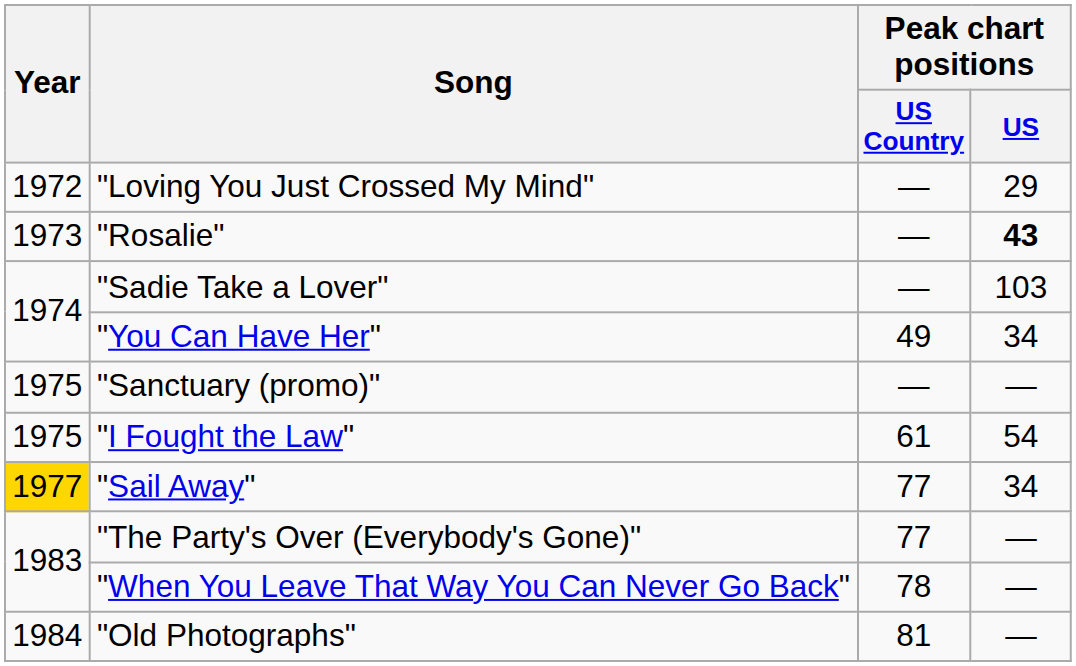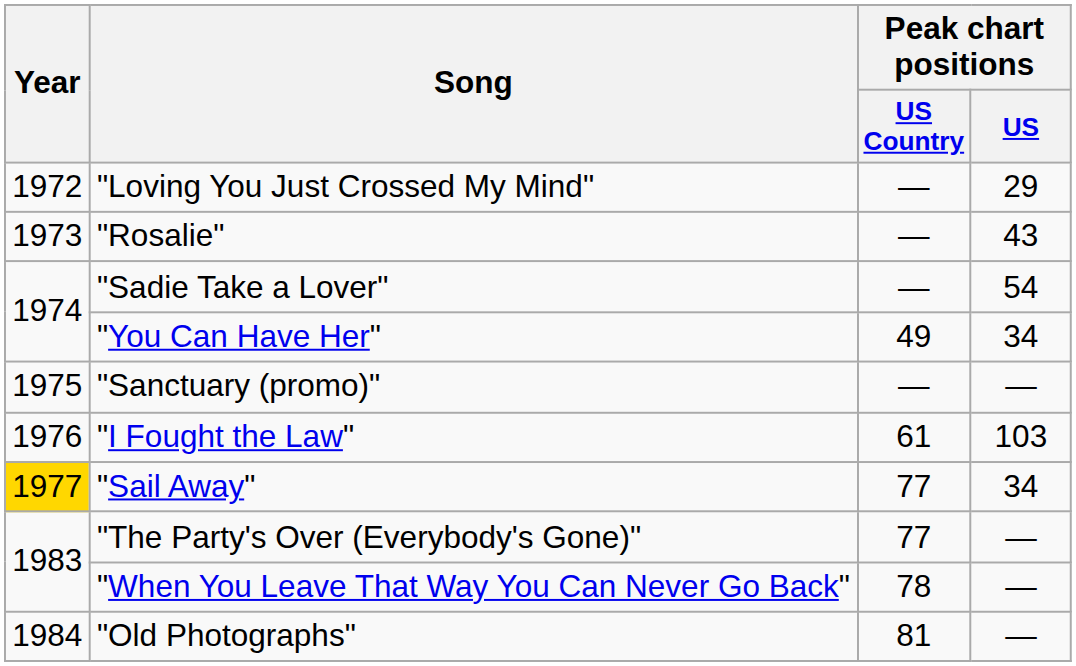(1021, 236) bold -> (1021, 236) normal
(1021, 286) 103 -> (1021, 286) 54
(47, 436) 1975 -> (47, 436) 1976
(1021, 436) 54 -> (1021, 436) 103
